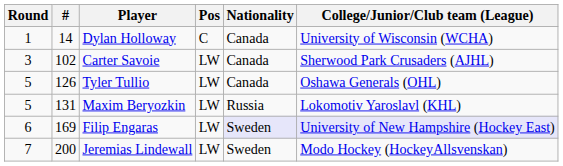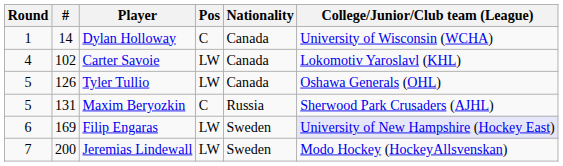(28, 60) 3 -> (28, 60) 4
(397, 60) Sherwood Park Crusaders (AJHL) -> (381, 60) Lokomotiv Yaroslavl (KHL)
(209, 104) LW -> (204, 104) C
(381, 104) Lokomotiv Yaroslavl (KHL) -> (397, 104) Sherwood Park Crusaders (AJHL)
(249, 127) lavender background -> (249, 127) no background
